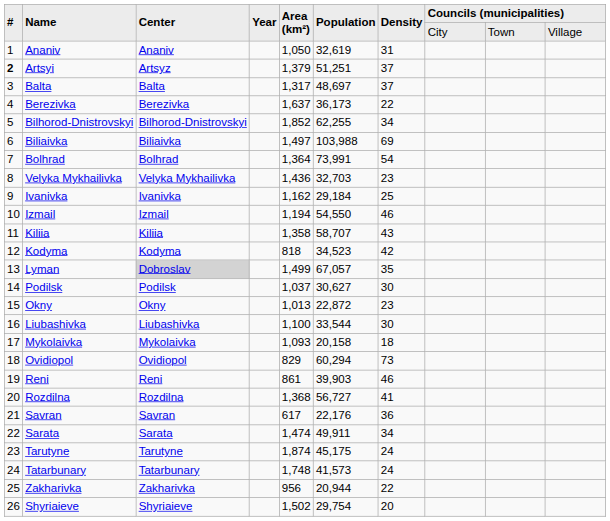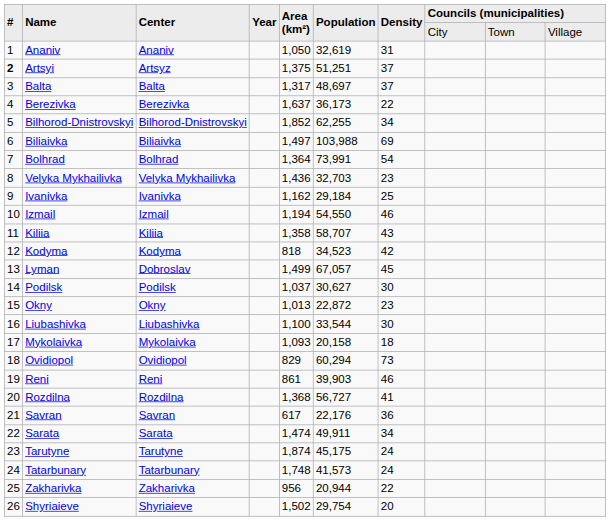(296, 68) 1,379 -> (296, 68) 1,375
(165, 269) lightgrey background -> (165, 269) no background
(387, 269) 35 -> (387, 269) 45
